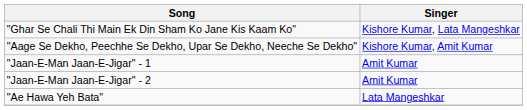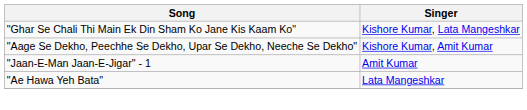- row: (79, 80)
